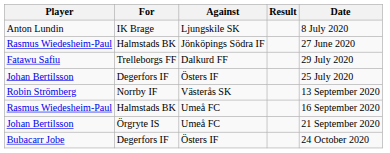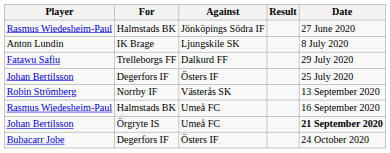rows swapped: (59, 44) <-> (35, 28)
(340, 124) normal -> (342, 124) bold
